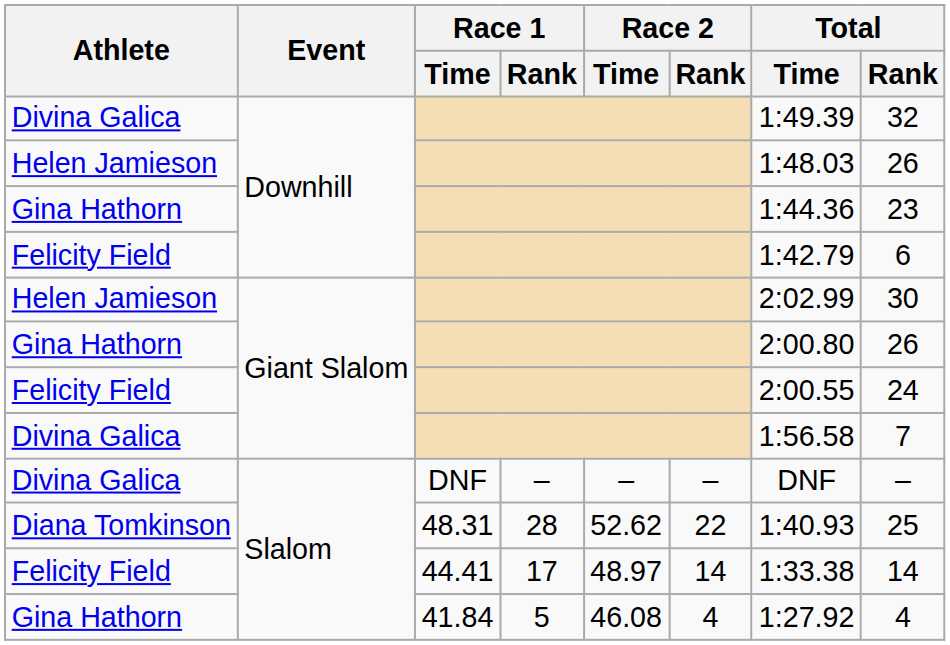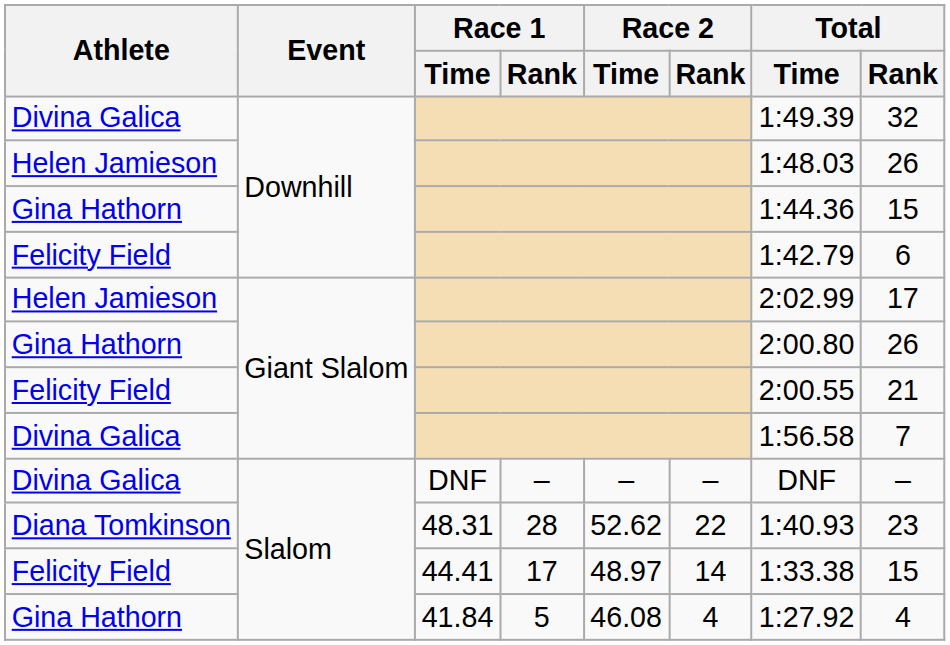(903, 209) 23 -> (903, 209) 15
(903, 300) 30 -> (903, 300) 17
(903, 390) 24 -> (903, 390) 21
(903, 526) 25 -> (903, 526) 23
(903, 571) 14 -> (903, 571) 15
